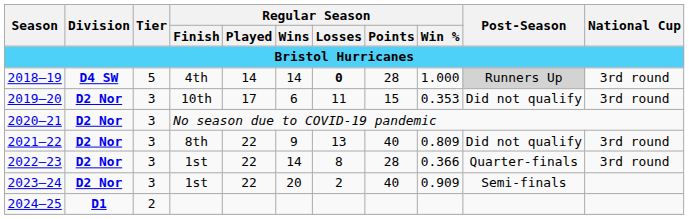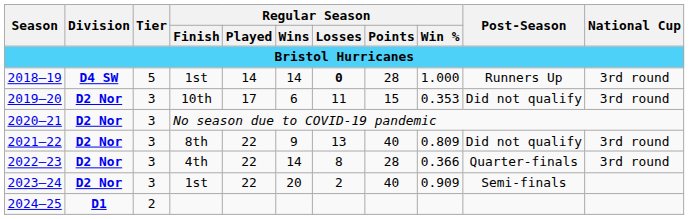(196, 78) 4th -> (196, 78) 1st
(524, 78) lightgrey background -> (524, 78) no background
(196, 162) 1st -> (196, 162) 4th
